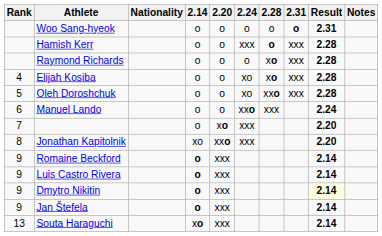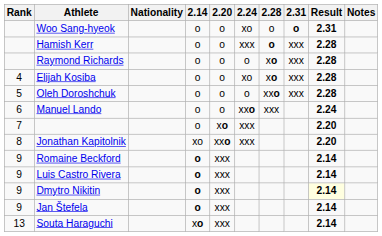(247, 28) o -> (247, 28) xo
(247, 93) xo -> (247, 93) o
